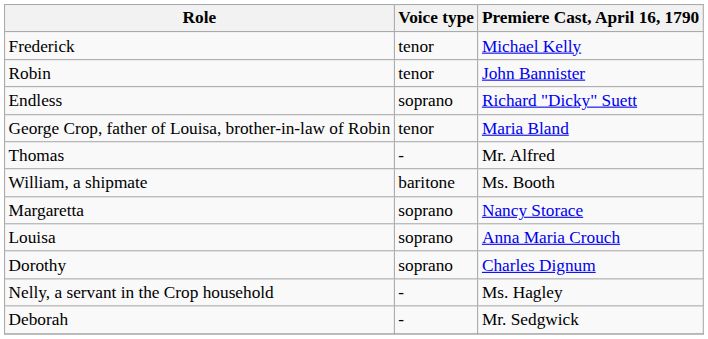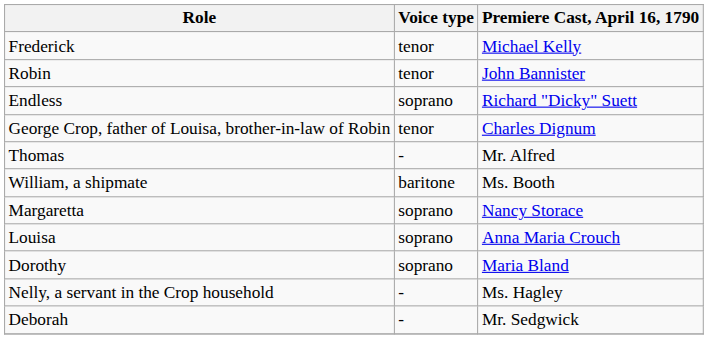(525, 127) Maria Bland -> (539, 127) Charles Dignum
(539, 264) Charles Dignum -> (525, 264) Maria Bland
